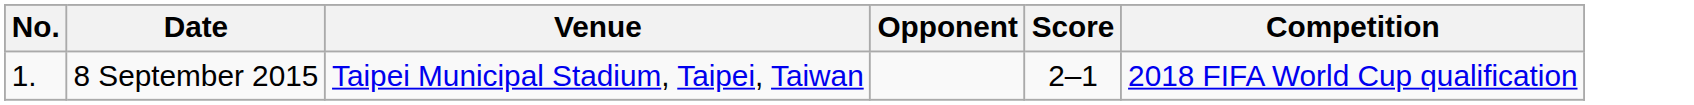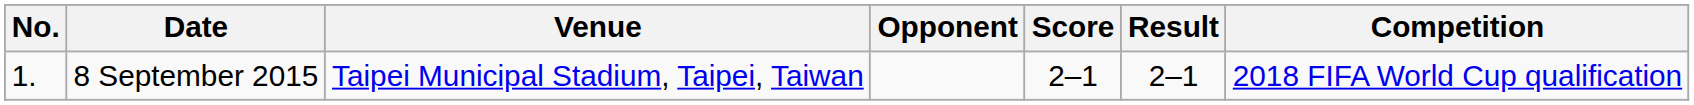+ column: (1174, 28)
